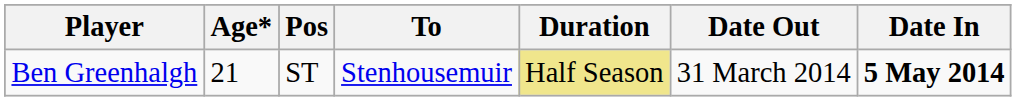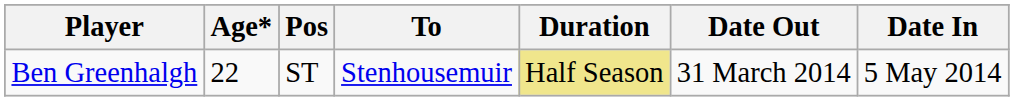(225, 72) 21 -> (225, 72) 22
(934, 72) bold -> (933, 72) normal
